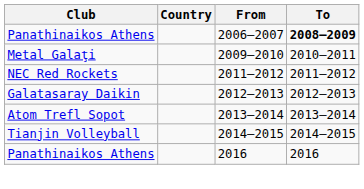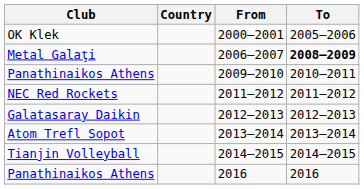+ row: (251, 34)
(81, 34) Panathinaikos Athens -> (52, 54) Metal Galaţi
(52, 54) Metal Galaţi -> (81, 74) Panathinaikos Athens
